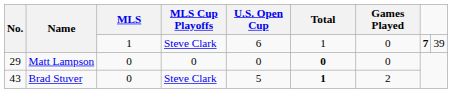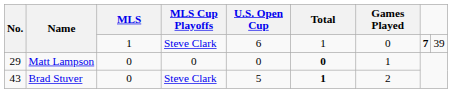(388, 61) 0 -> (388, 61) 1
